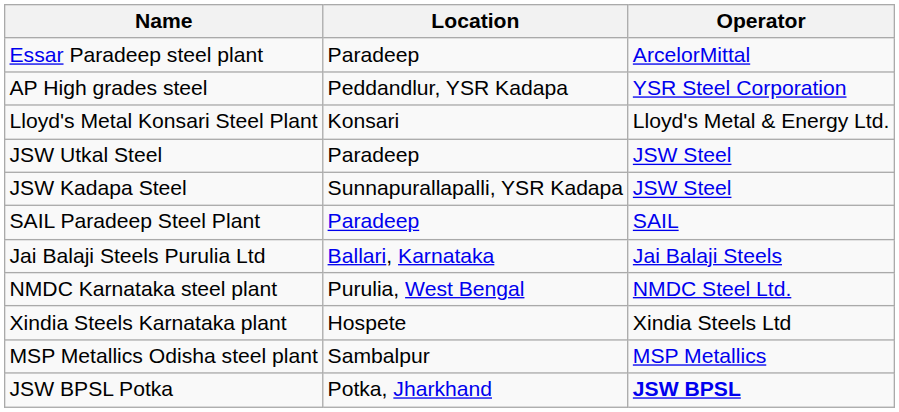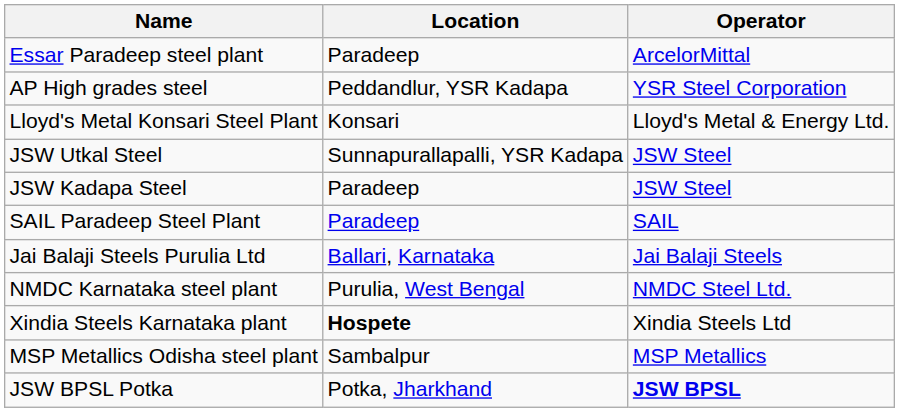(373, 155) Paradeep -> (475, 155) Sunnapurallapalli, YSR Kadapa
(475, 188) Sunnapurallapalli, YSR Kadapa -> (373, 188) Paradeep
(367, 322) normal -> (369, 322) bold
